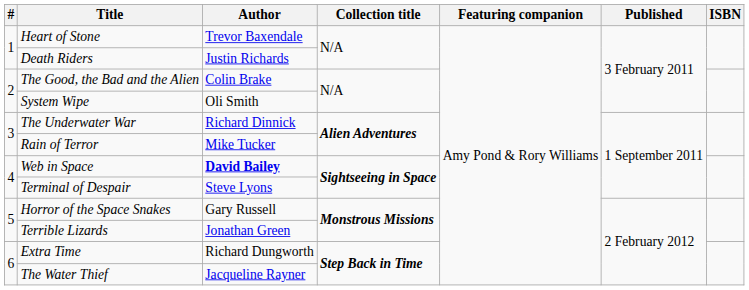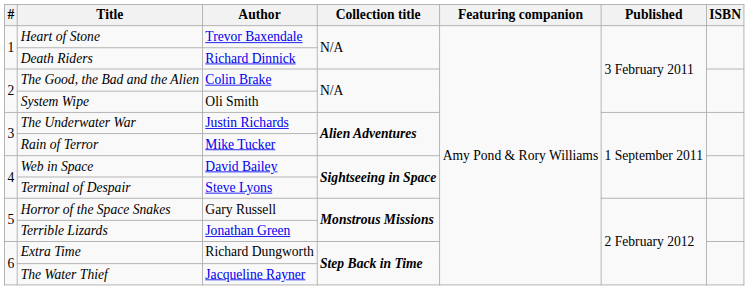(247, 58) Justin Richards -> (250, 58) Richard Dinnick
(250, 123) Richard Dinnick -> (247, 123) Justin Richards
(243, 166) bold -> (241, 166) normal
